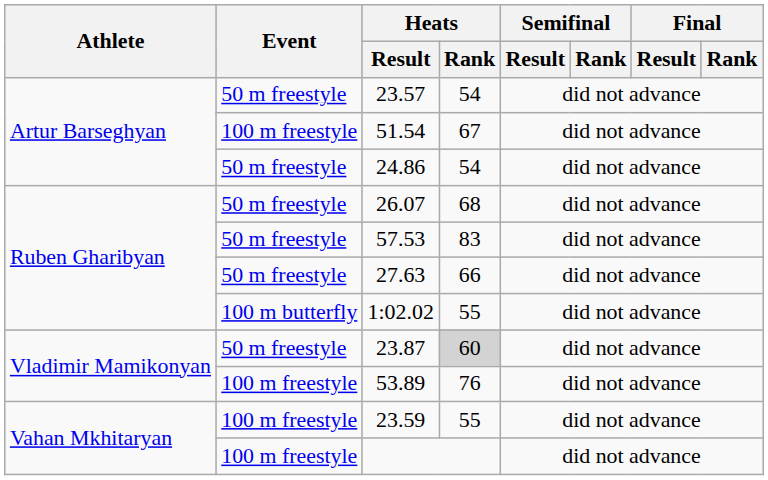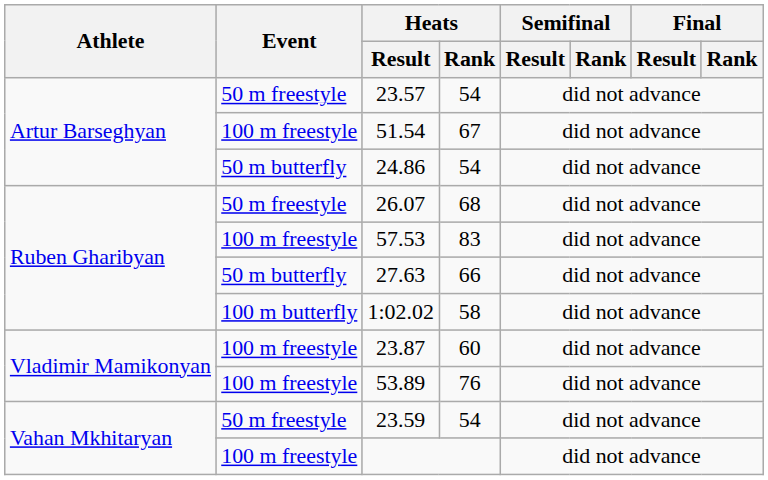(284, 167) 50 m freestyle -> (284, 167) 50 m butterfly
(284, 239) 50 m freestyle -> (289, 239) 100 m freestyle
(284, 275) 50 m freestyle -> (284, 275) 50 m butterfly
(470, 311) 55 -> (470, 311) 58
(284, 347) 50 m freestyle -> (289, 347) 100 m freestyle
(470, 347) lightgrey background -> (470, 347) no background
(289, 420) 100 m freestyle -> (284, 420) 50 m freestyle
(470, 420) 55 -> (470, 420) 54
